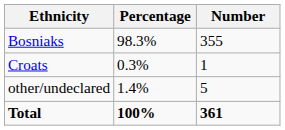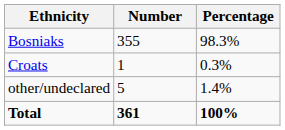columns swapped: (238, 16) <-> (155, 16)
